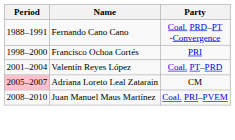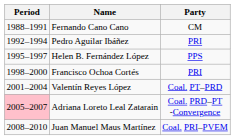(195, 32) Coal. PRD–PT -Convergence -> (195, 26) CM
+ row: (90, 41)
+ row: (100, 56)
(195, 82) CM -> (195, 107) Coal. PRD–PT -Convergence
